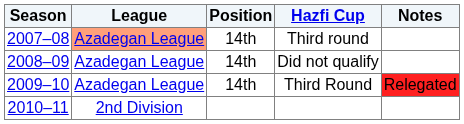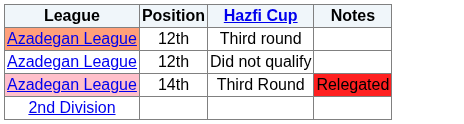- column: (38, 16)
(241, 38) 14th -> (173, 38) 12th
(241, 62) 14th -> (173, 62) 12th
(139, 84) no background -> (72, 84) pink background
